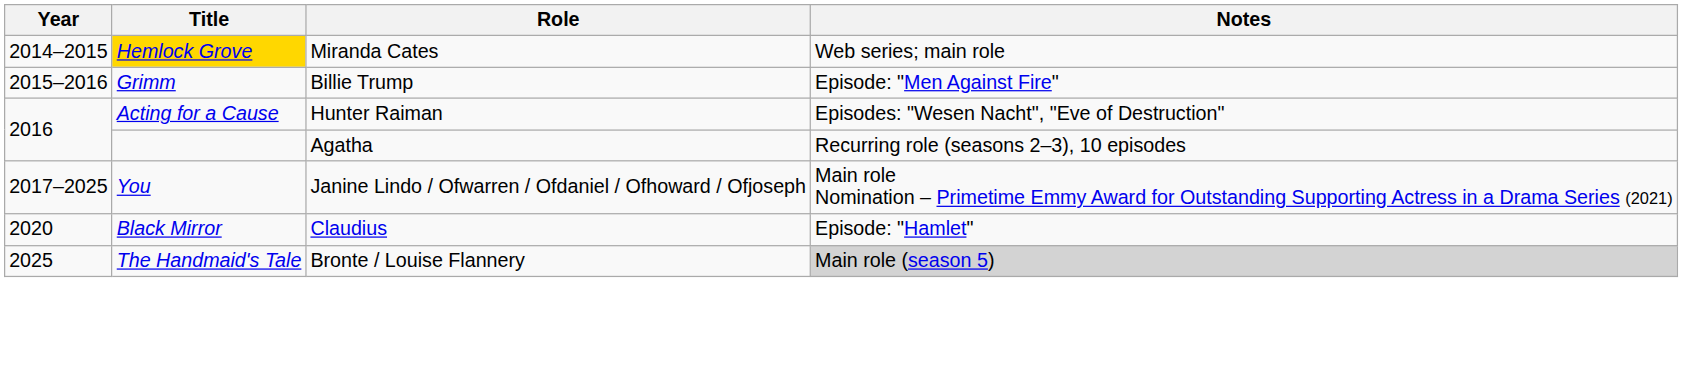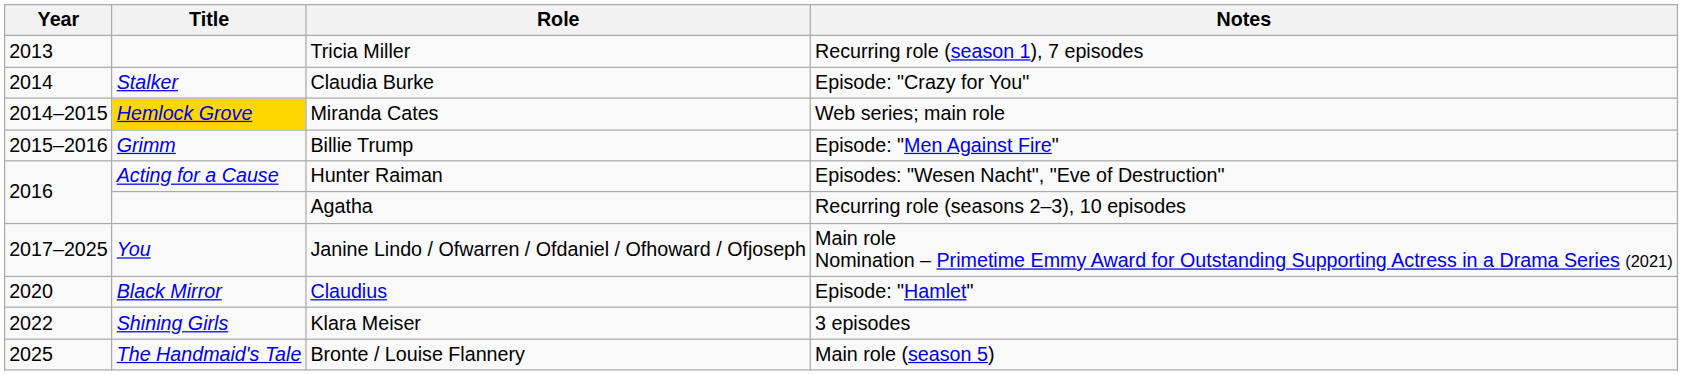+ row: (360, 51)
+ row: (372, 82)
+ row: (366, 323)
(905, 260) lightgrey background -> (905, 354) no background
